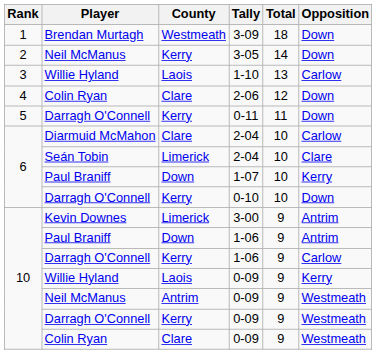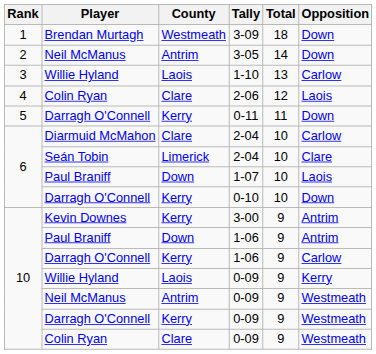(177, 55) Kerry -> (180, 55) Antrim
(318, 95) Down -> (317, 95) Laois
(317, 177) Kerry -> (317, 177) Laois
(185, 217) Limerick -> (177, 217) Kerry
